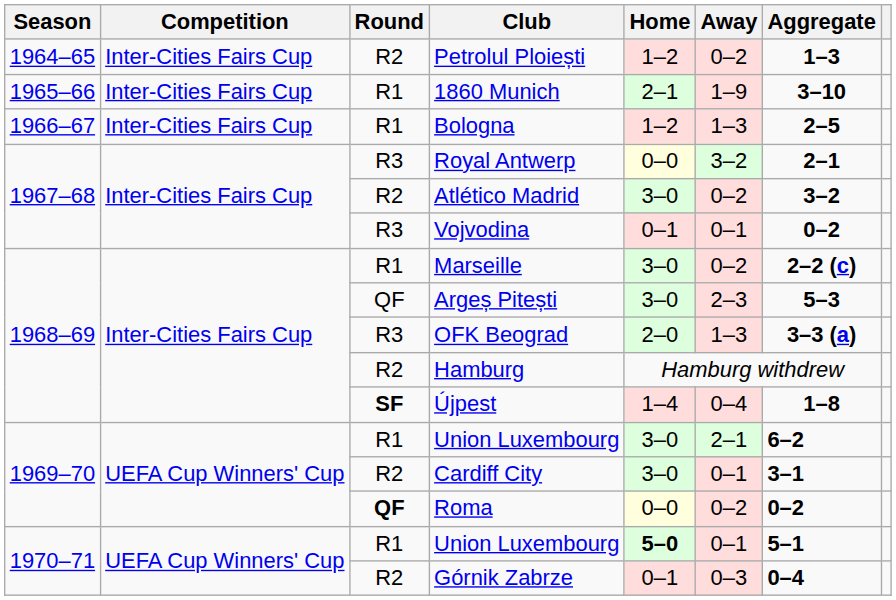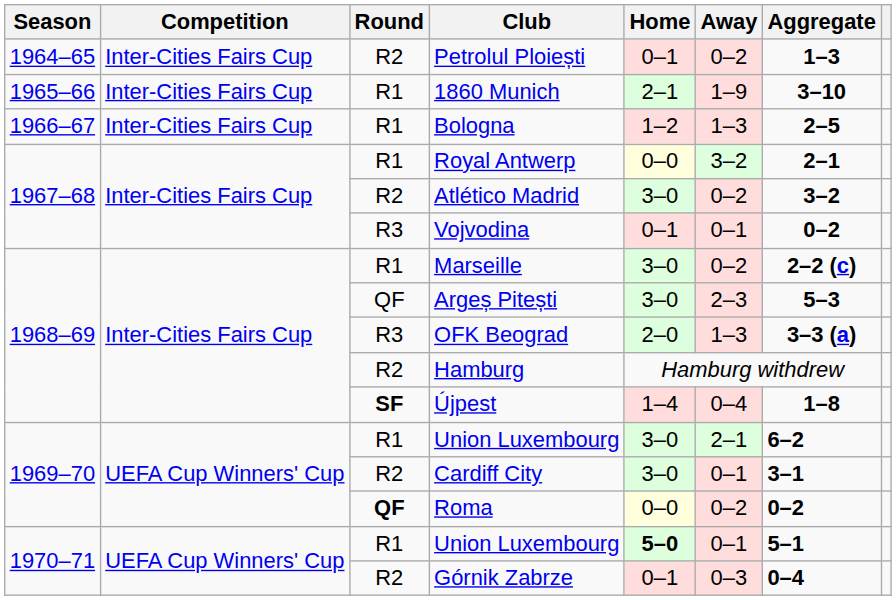(660, 56) 1–2 -> (660, 56) 0–1
(389, 160) R3 -> (389, 160) R1
